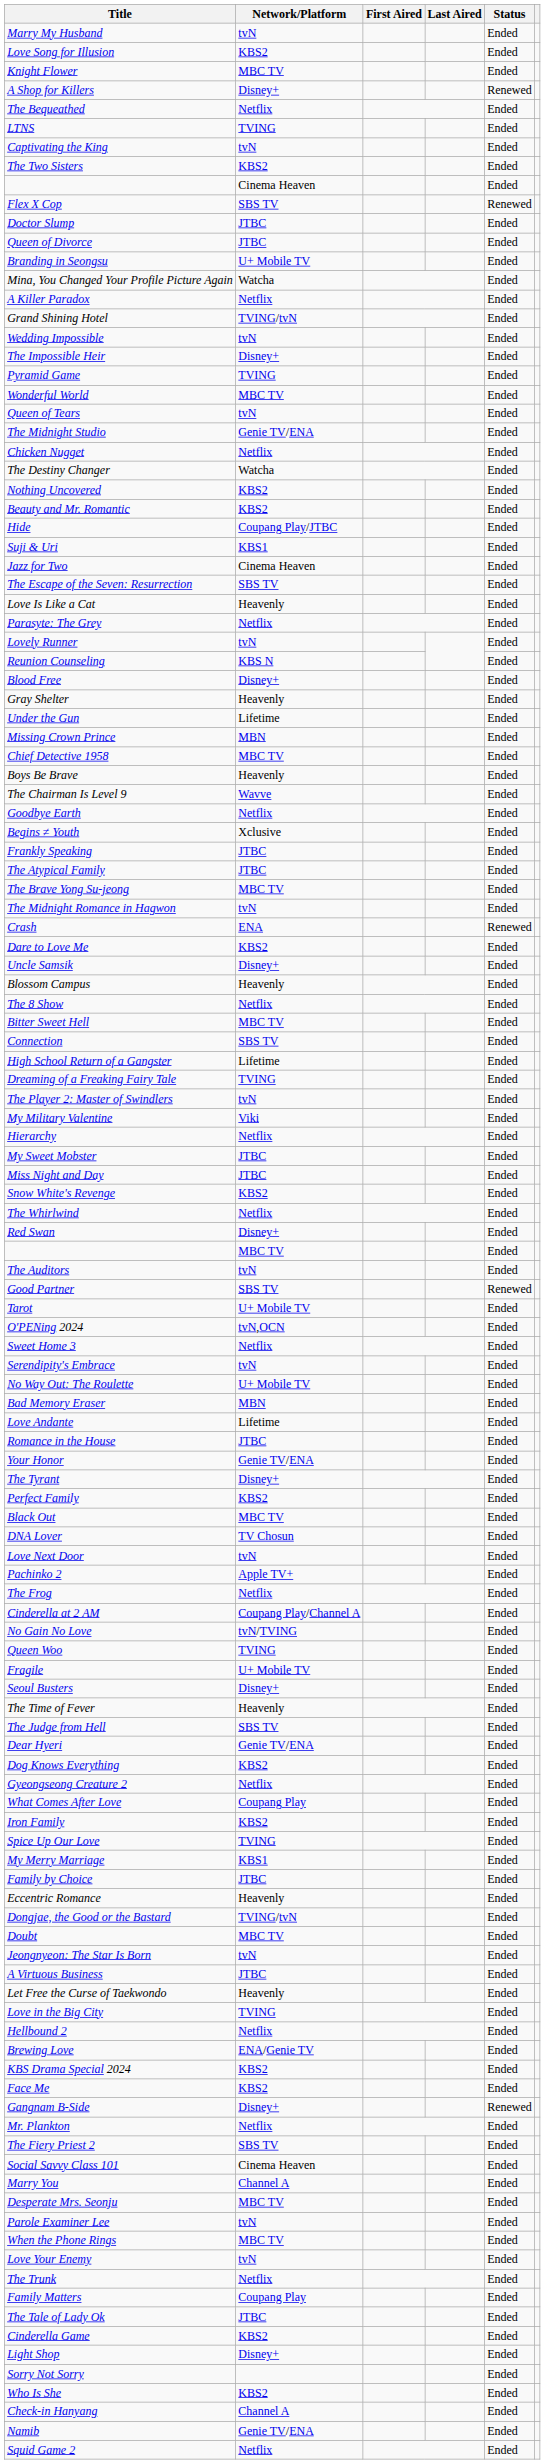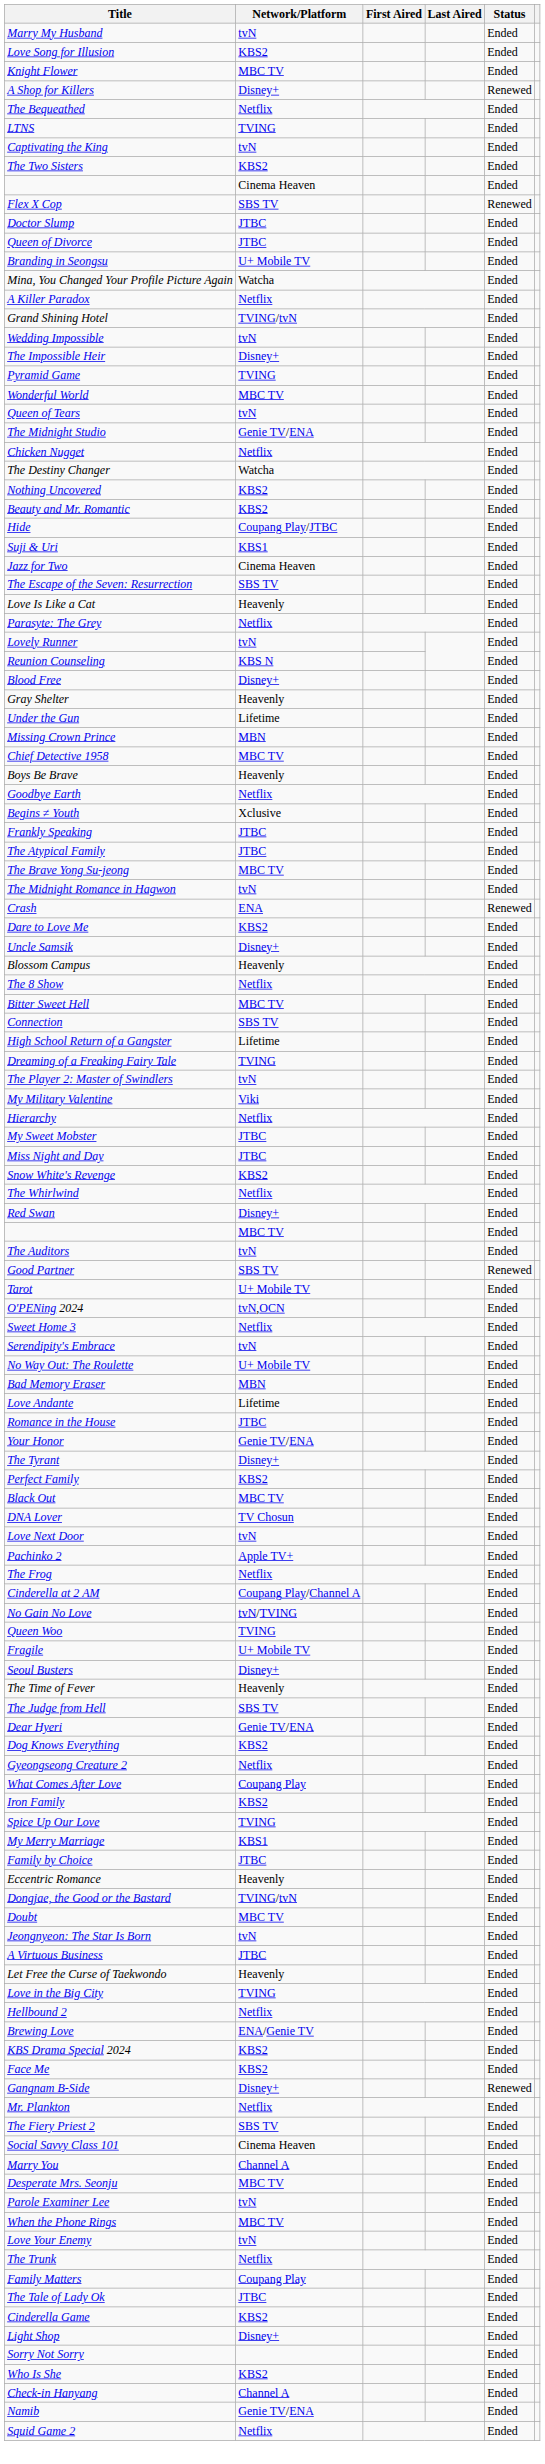- row: (67, 794)
